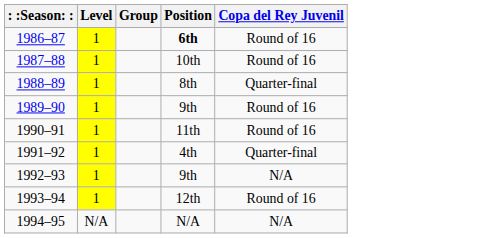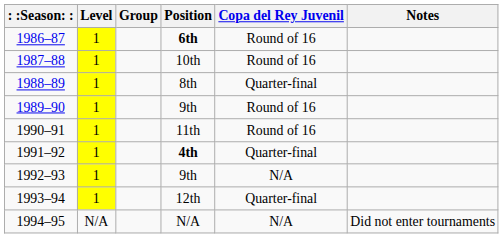+ column: (423, 16)
(188, 153) normal -> (188, 153) bold
(281, 198) Round of 16 -> (281, 198) Quarter-final
